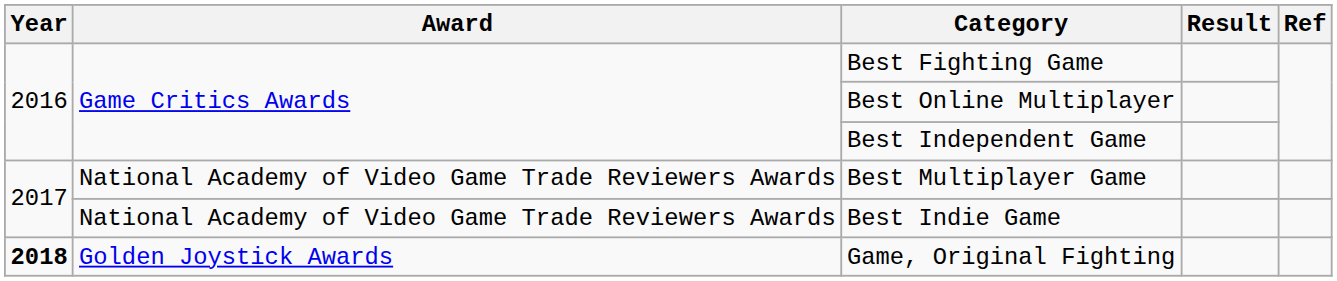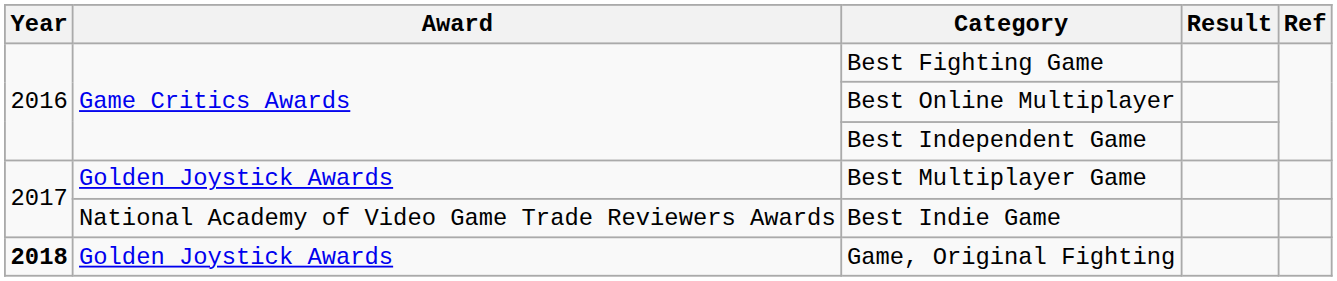(457, 179) National Academy of Video Game Trade Reviewers Awards -> (236, 179) Golden Joystick Awards
